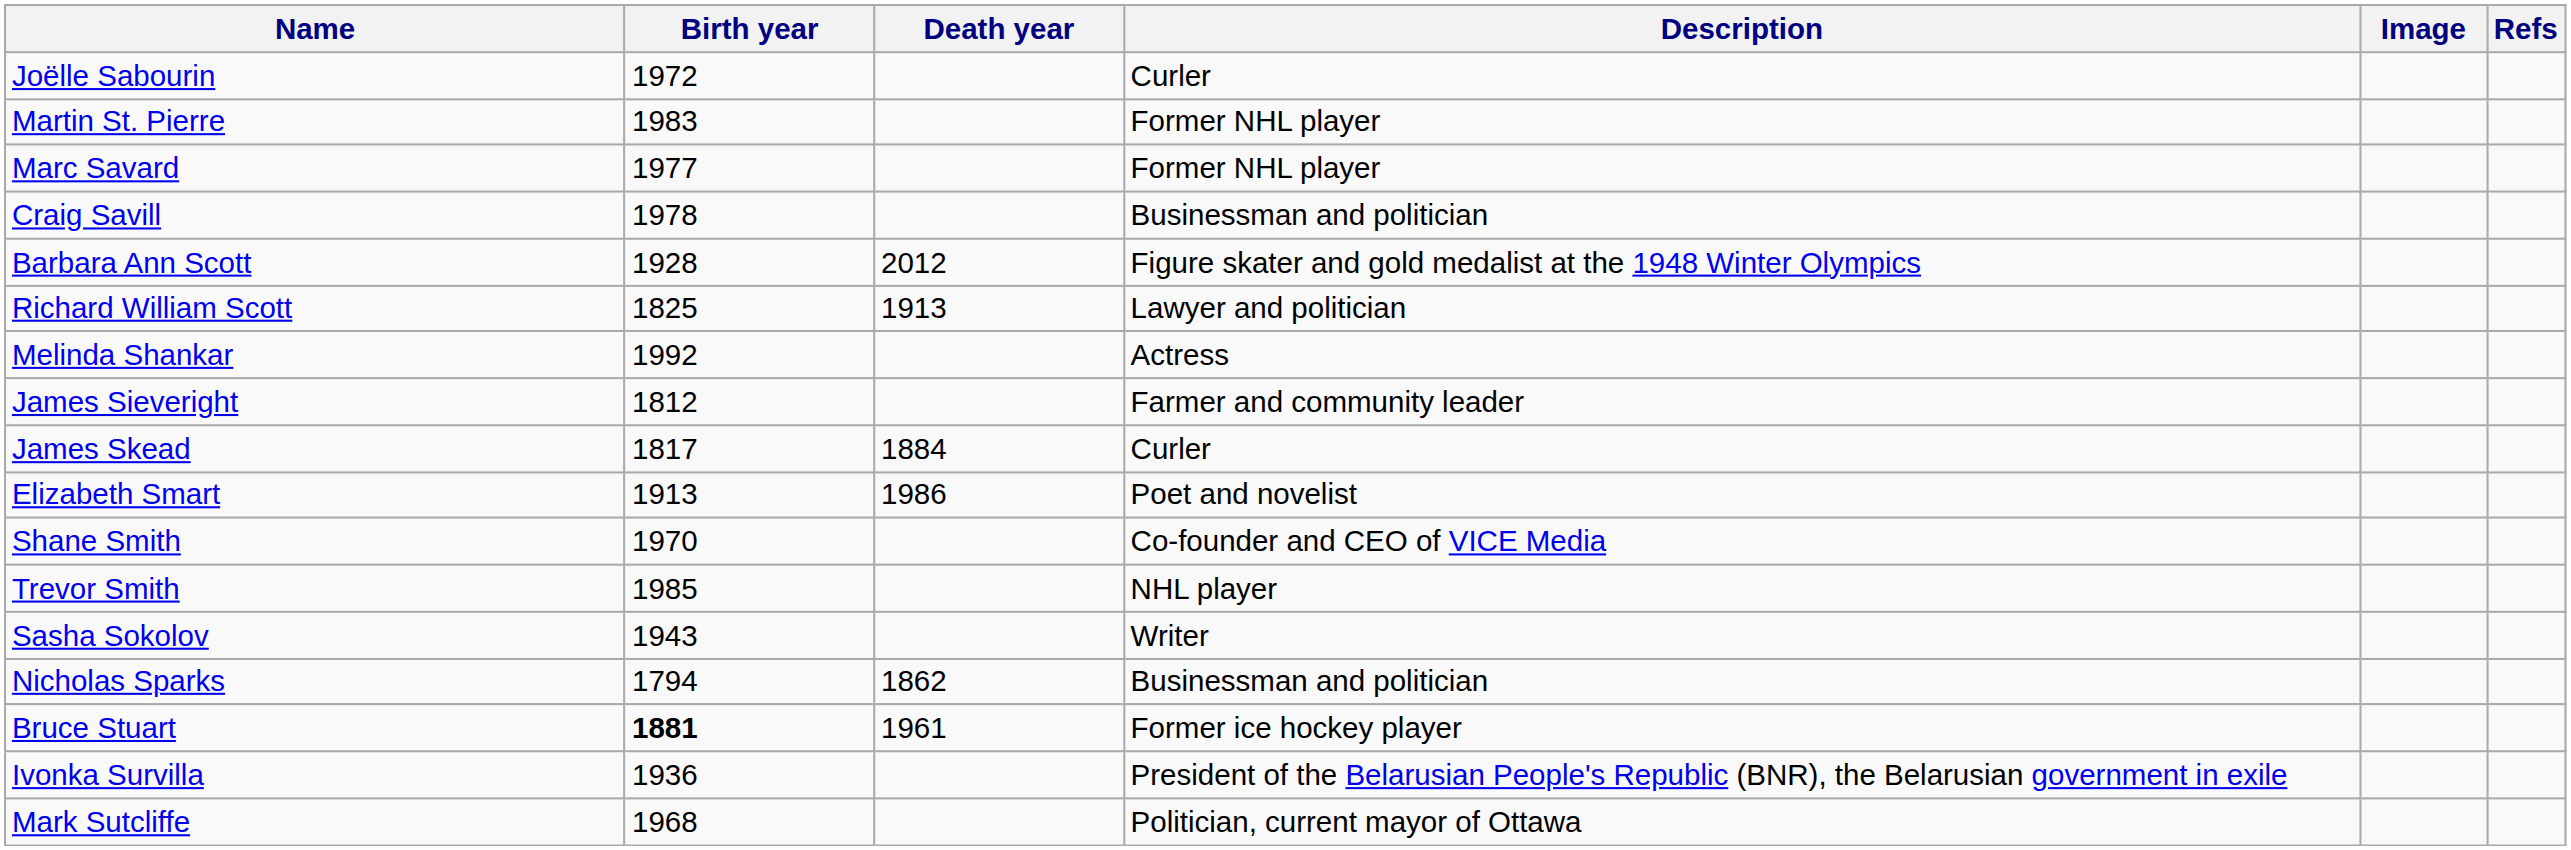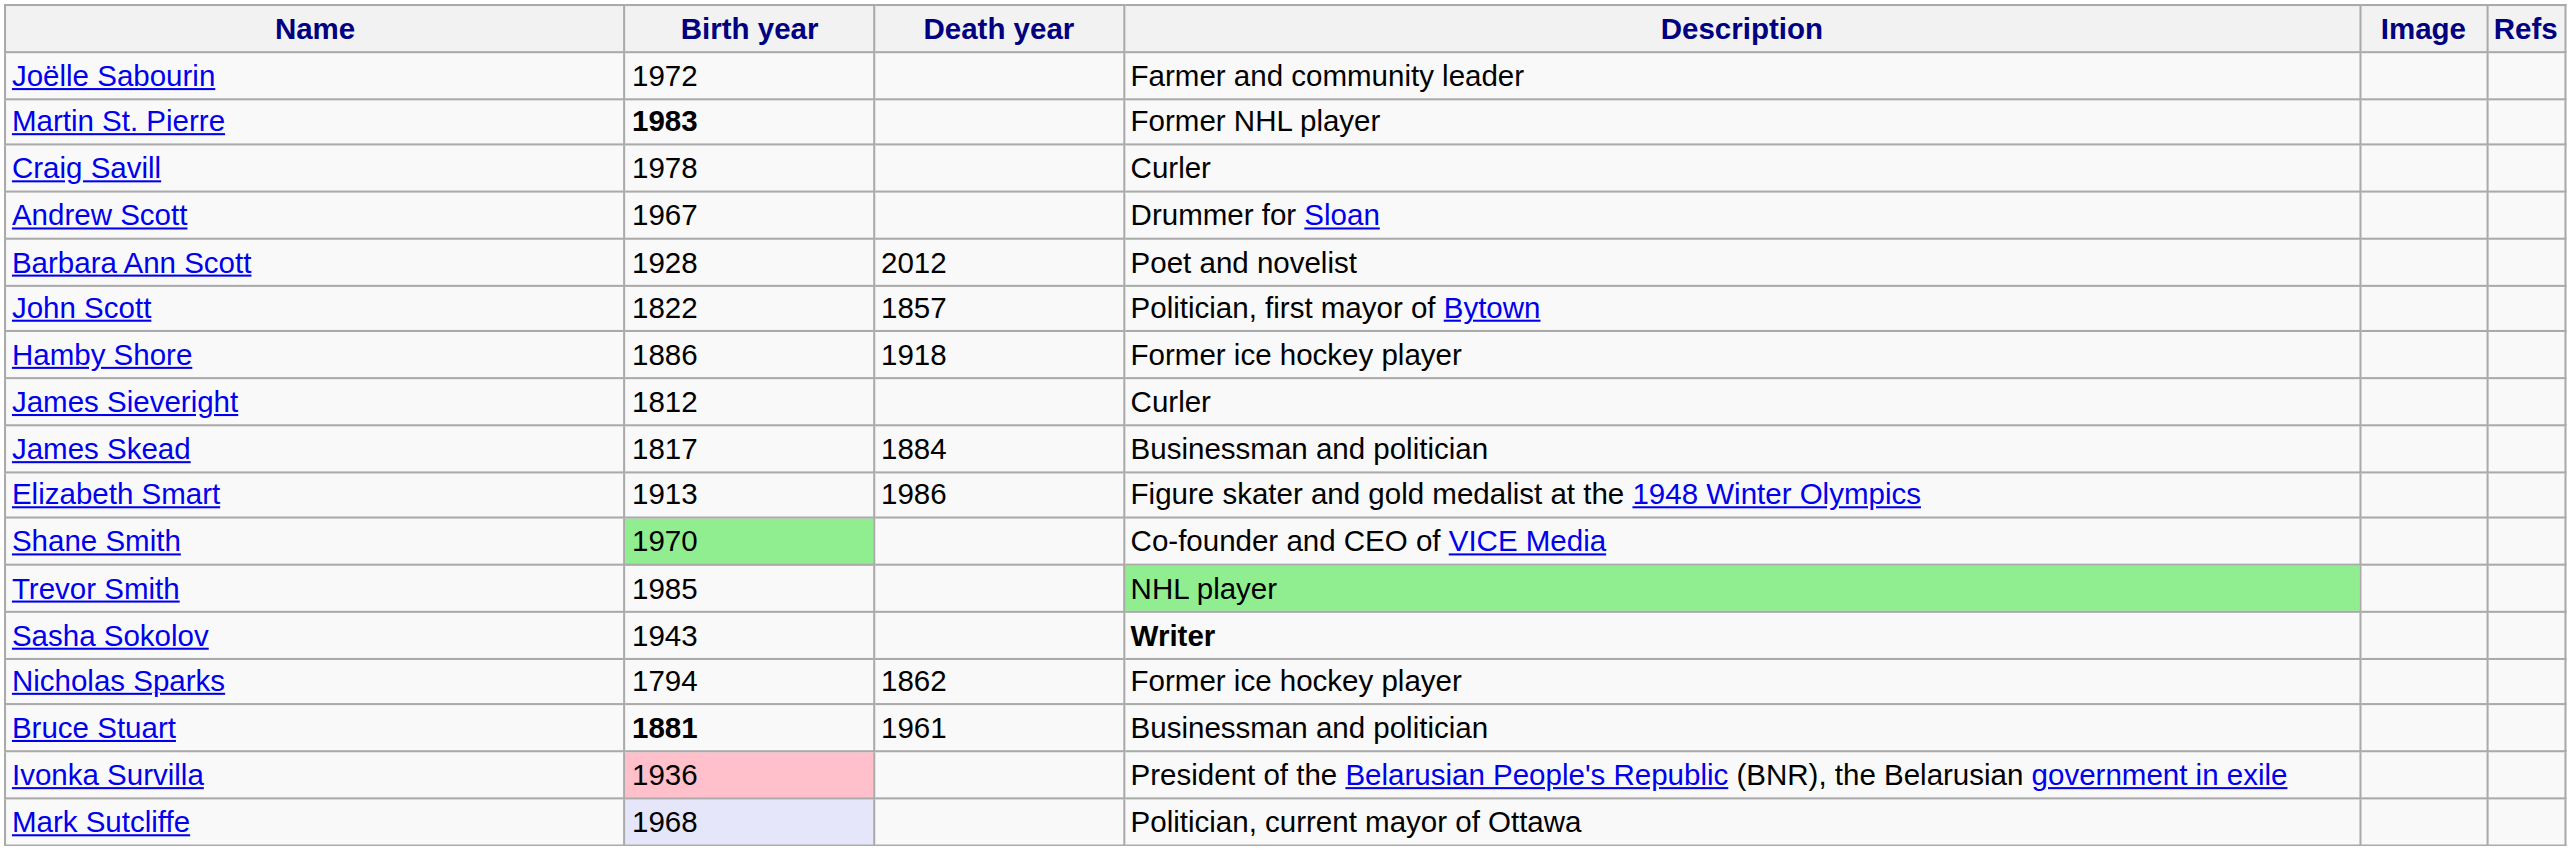(1171, 75) Curler -> (1327, 75) Farmer and community leader
(665, 122) normal -> (665, 122) bold
- row: (96, 169)
(1309, 215) Businessman and politician -> (1171, 169) Curler
+ row: (100, 215)
(1526, 262) Figure skater and gold medalist at the 1948 Winter Olympics -> (1244, 262) Poet and novelist
+ row: (82, 309)
- row: (152, 309)
- row: (123, 355)
+ row: (102, 355)
(1327, 402) Farmer and community leader -> (1171, 402) Curler
(1171, 448) Curler -> (1309, 448) Businessman and politician
(1244, 495) Poet and novelist -> (1526, 495) Figure skater and gold medalist at the 1948 Winter Olympics
(665, 542) no background -> (665, 542) lightgreen background
(1204, 588) no background -> (1204, 588) lightgreen background
(1170, 635) normal -> (1173, 635) bold
(1309, 682) Businessman and politician -> (1296, 682) Former ice hockey player
(1296, 728) Former ice hockey player -> (1309, 728) Businessman and politician
(665, 775) no background -> (665, 775) pink background
(665, 822) no background -> (665, 822) lavender background
